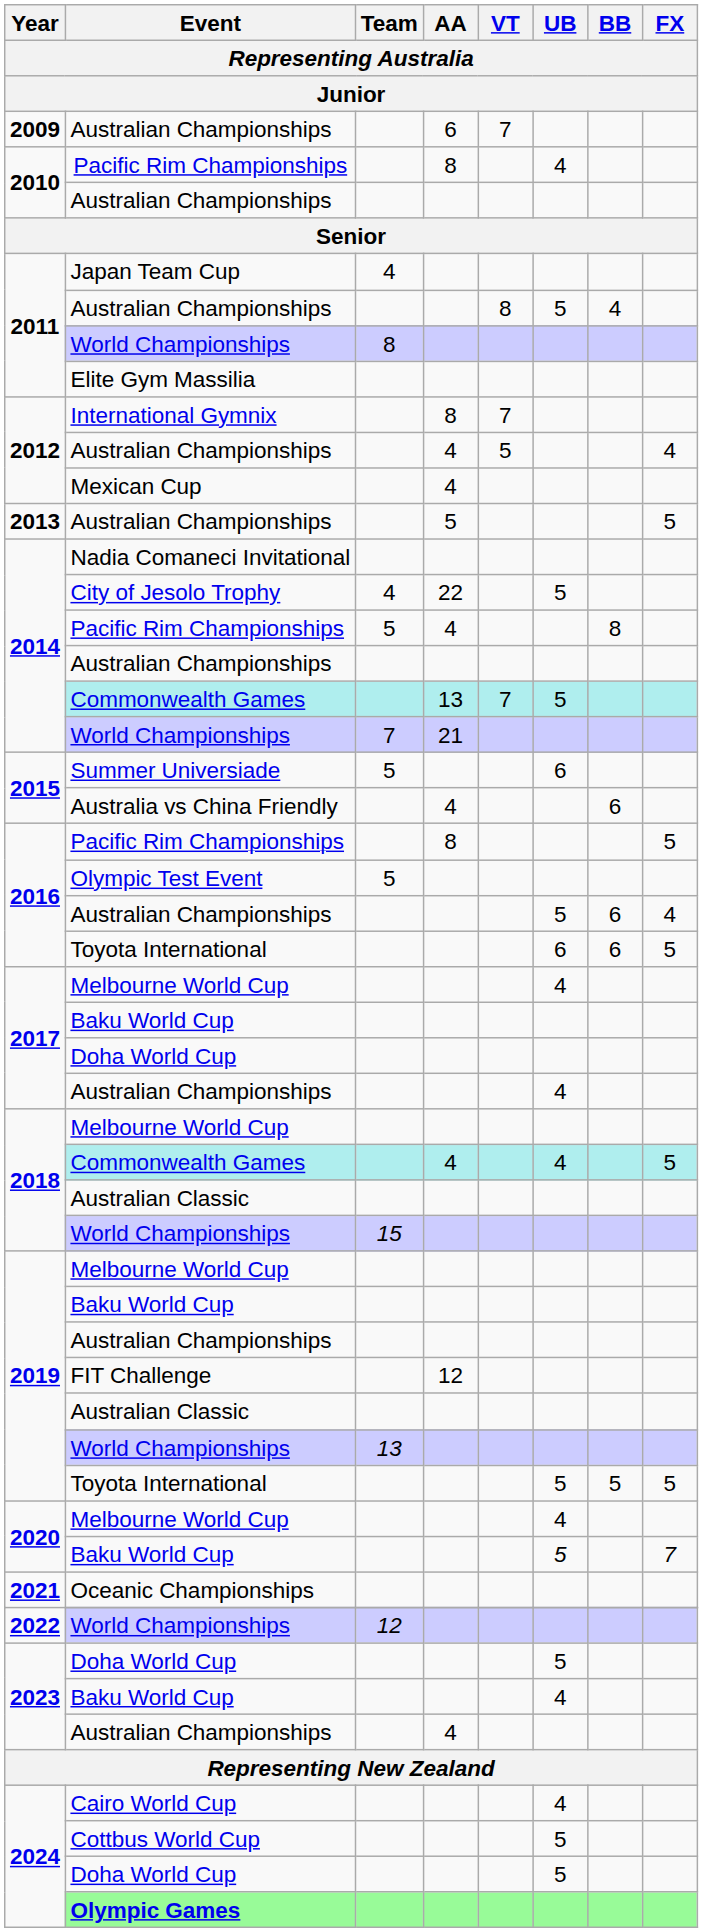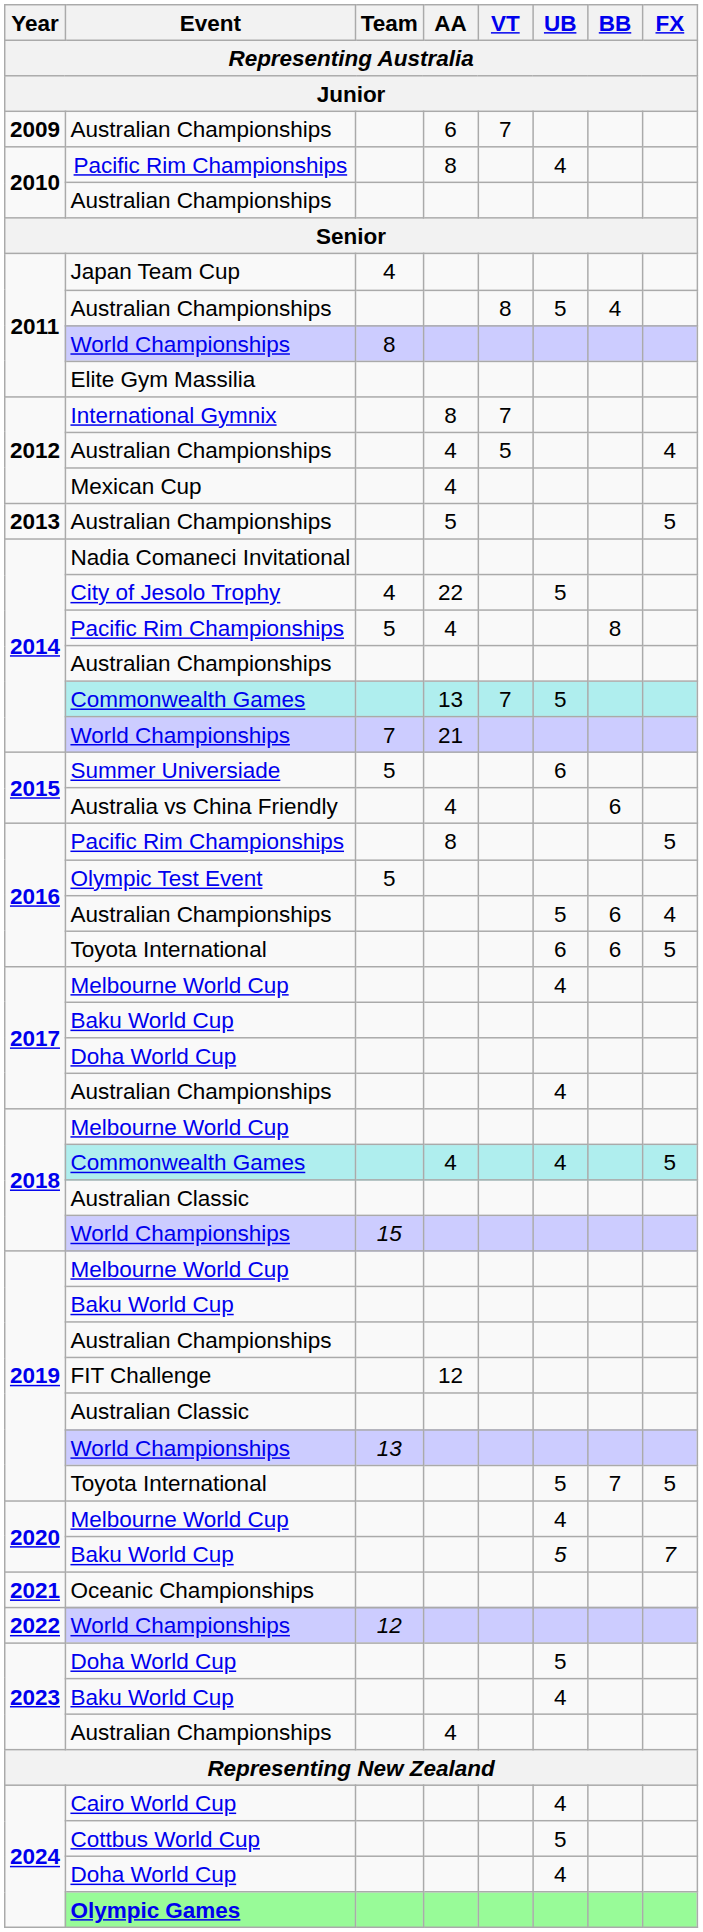(615, 1483) 5 -> (615, 1483) 7
(560, 1875) 5 -> (560, 1875) 4
